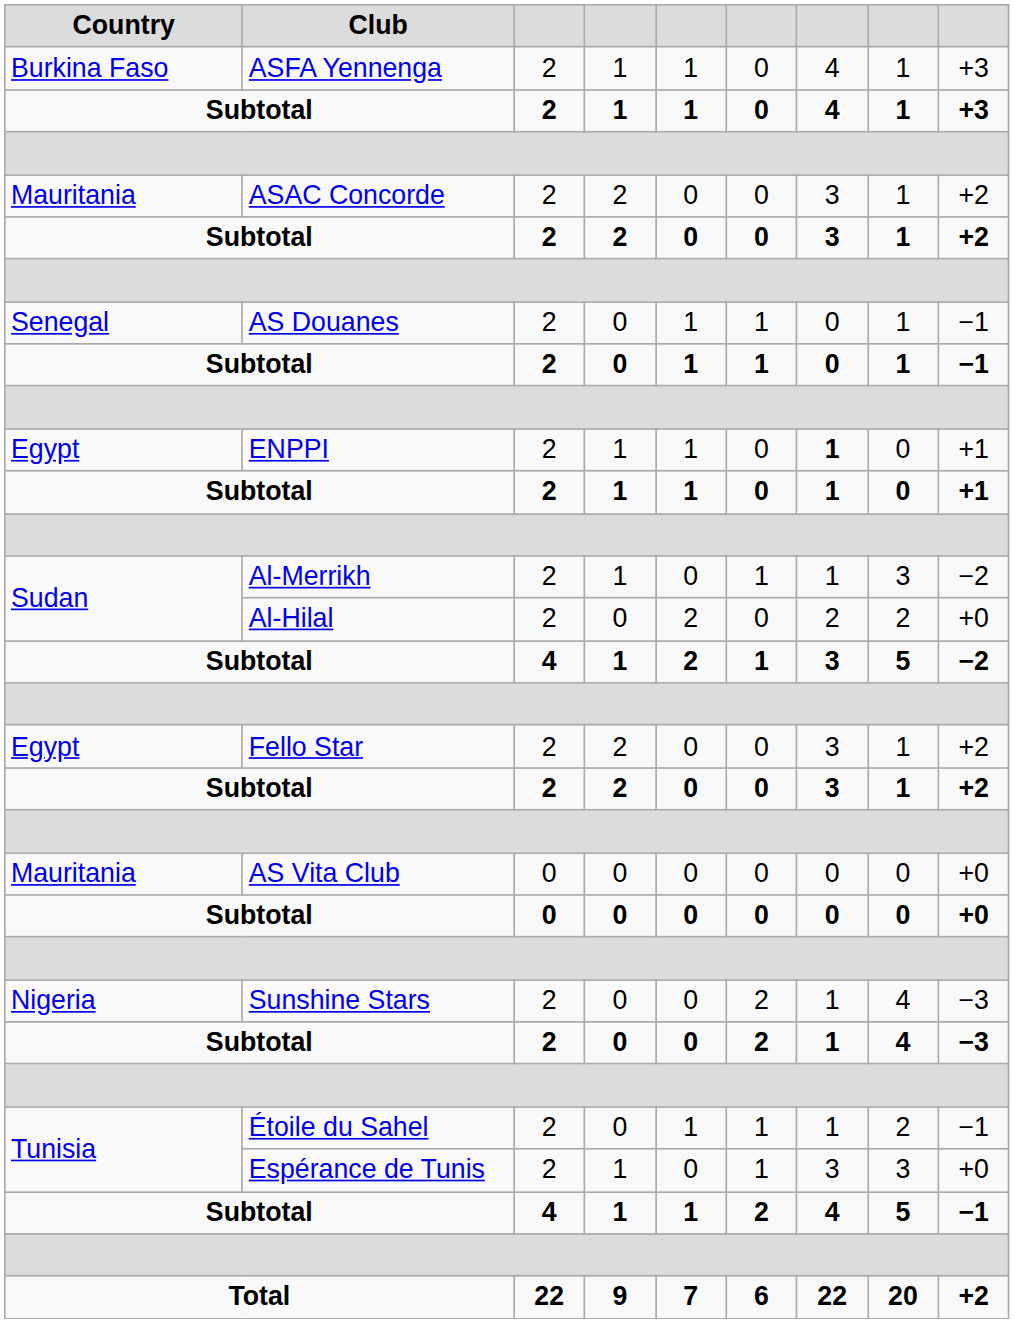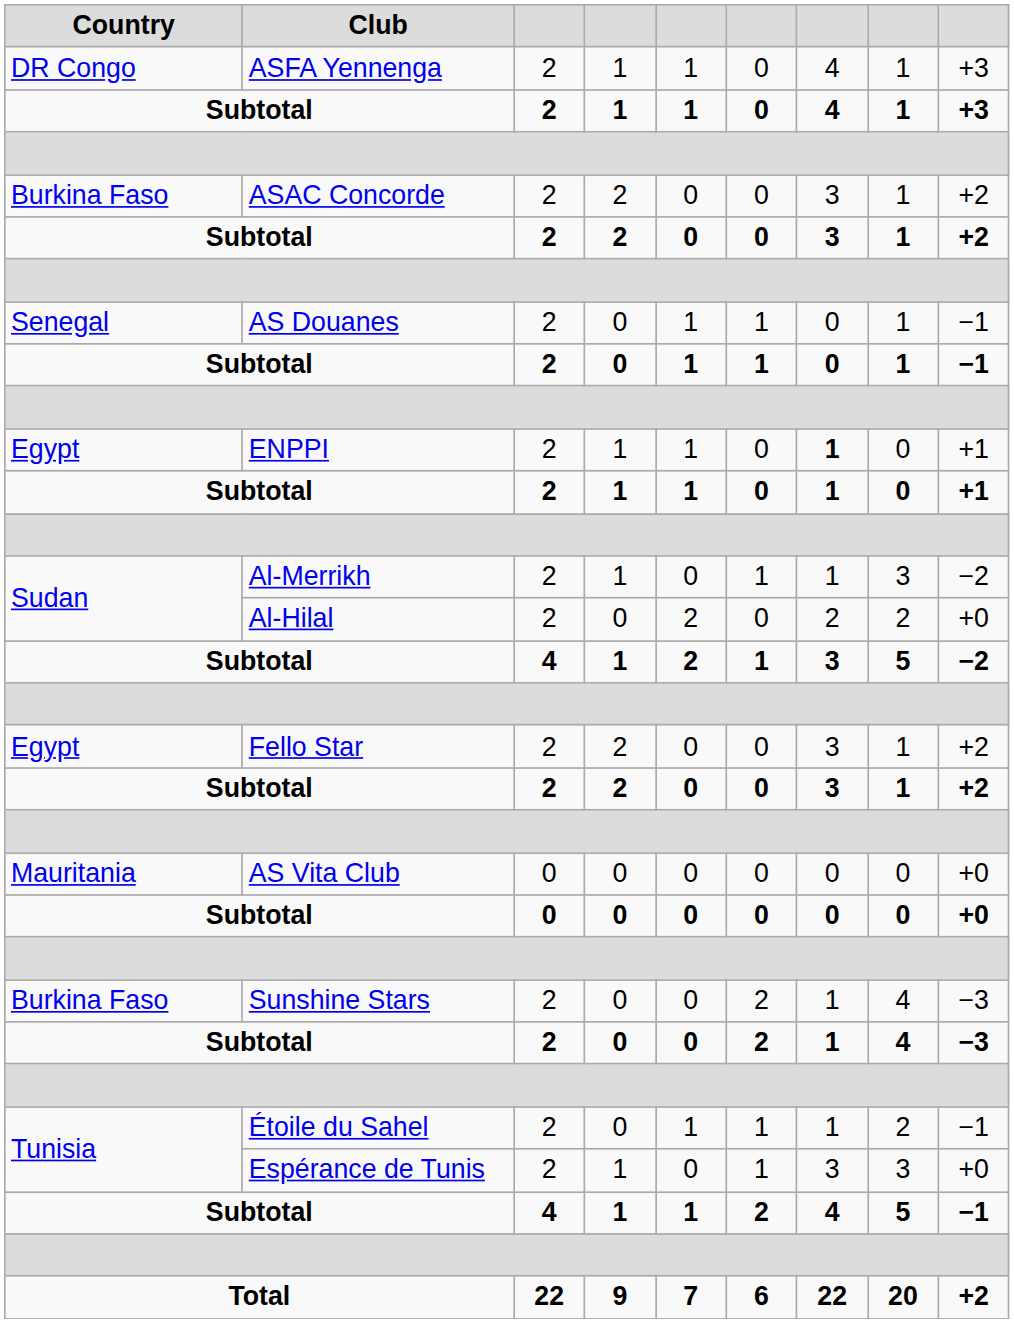(90, 68) Burkina Faso -> (73, 68) DR Congo
(73, 195) Mauritania -> (90, 195) Burkina Faso
(53, 1000) Nigeria -> (90, 1000) Burkina Faso
